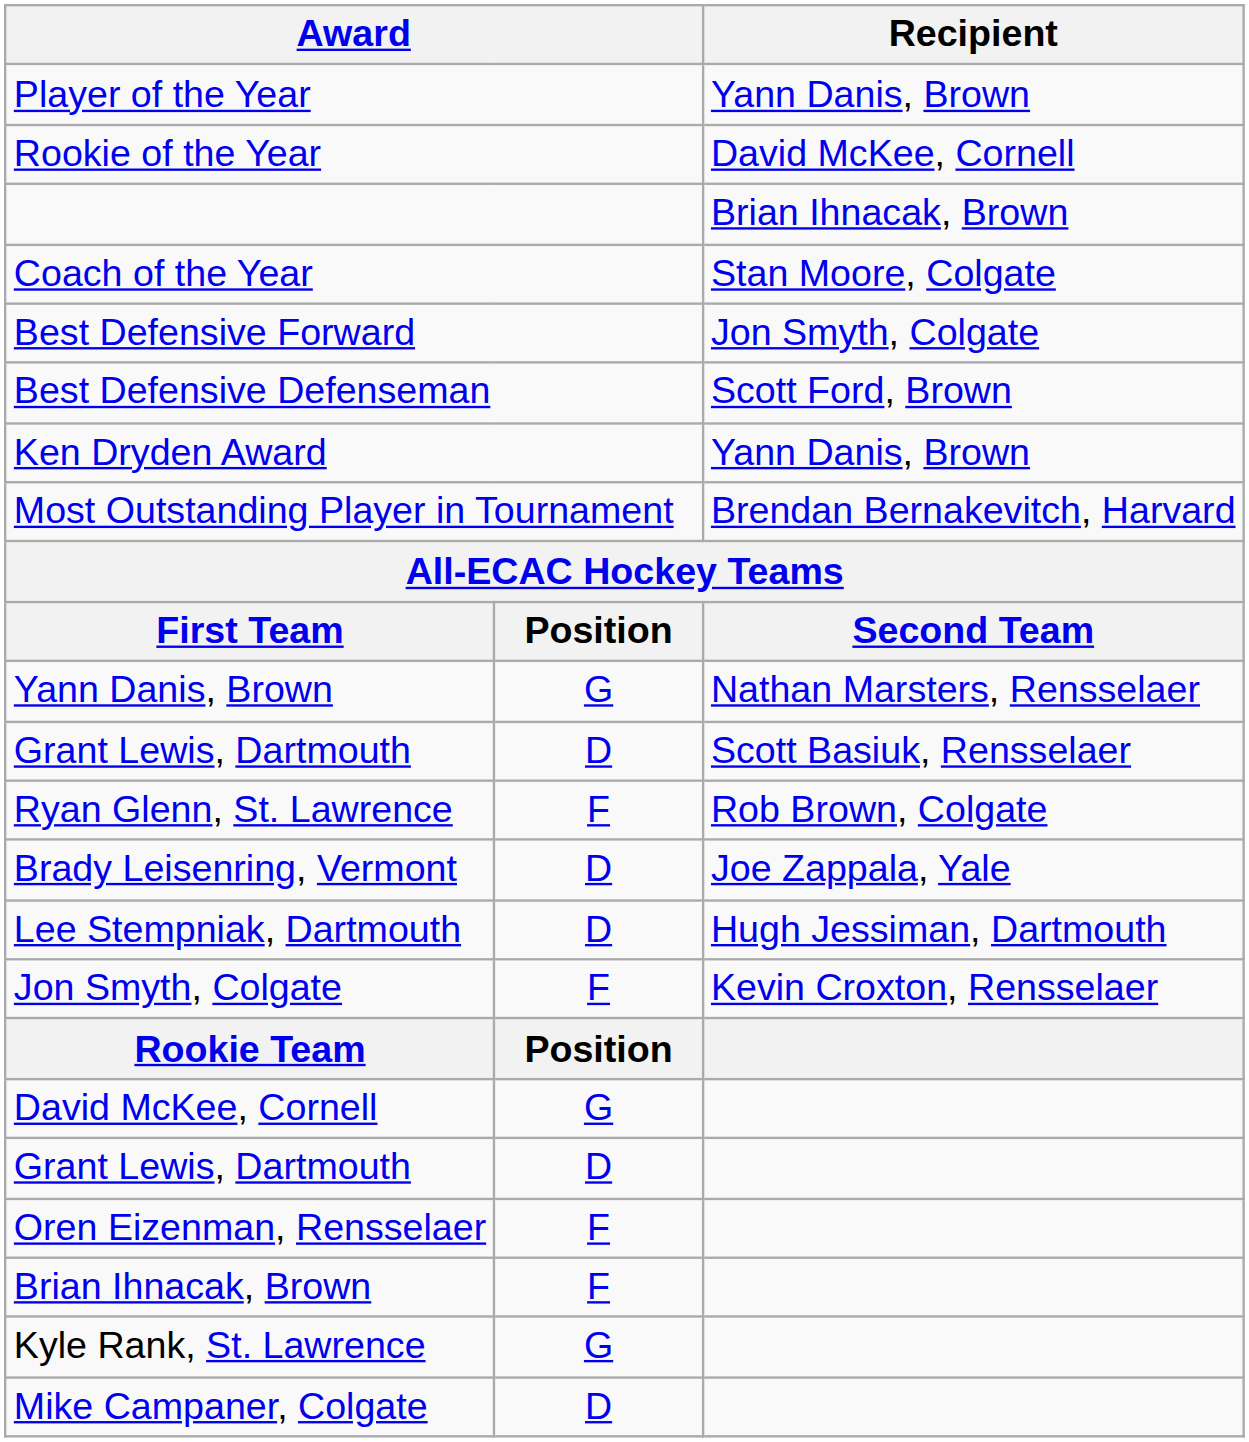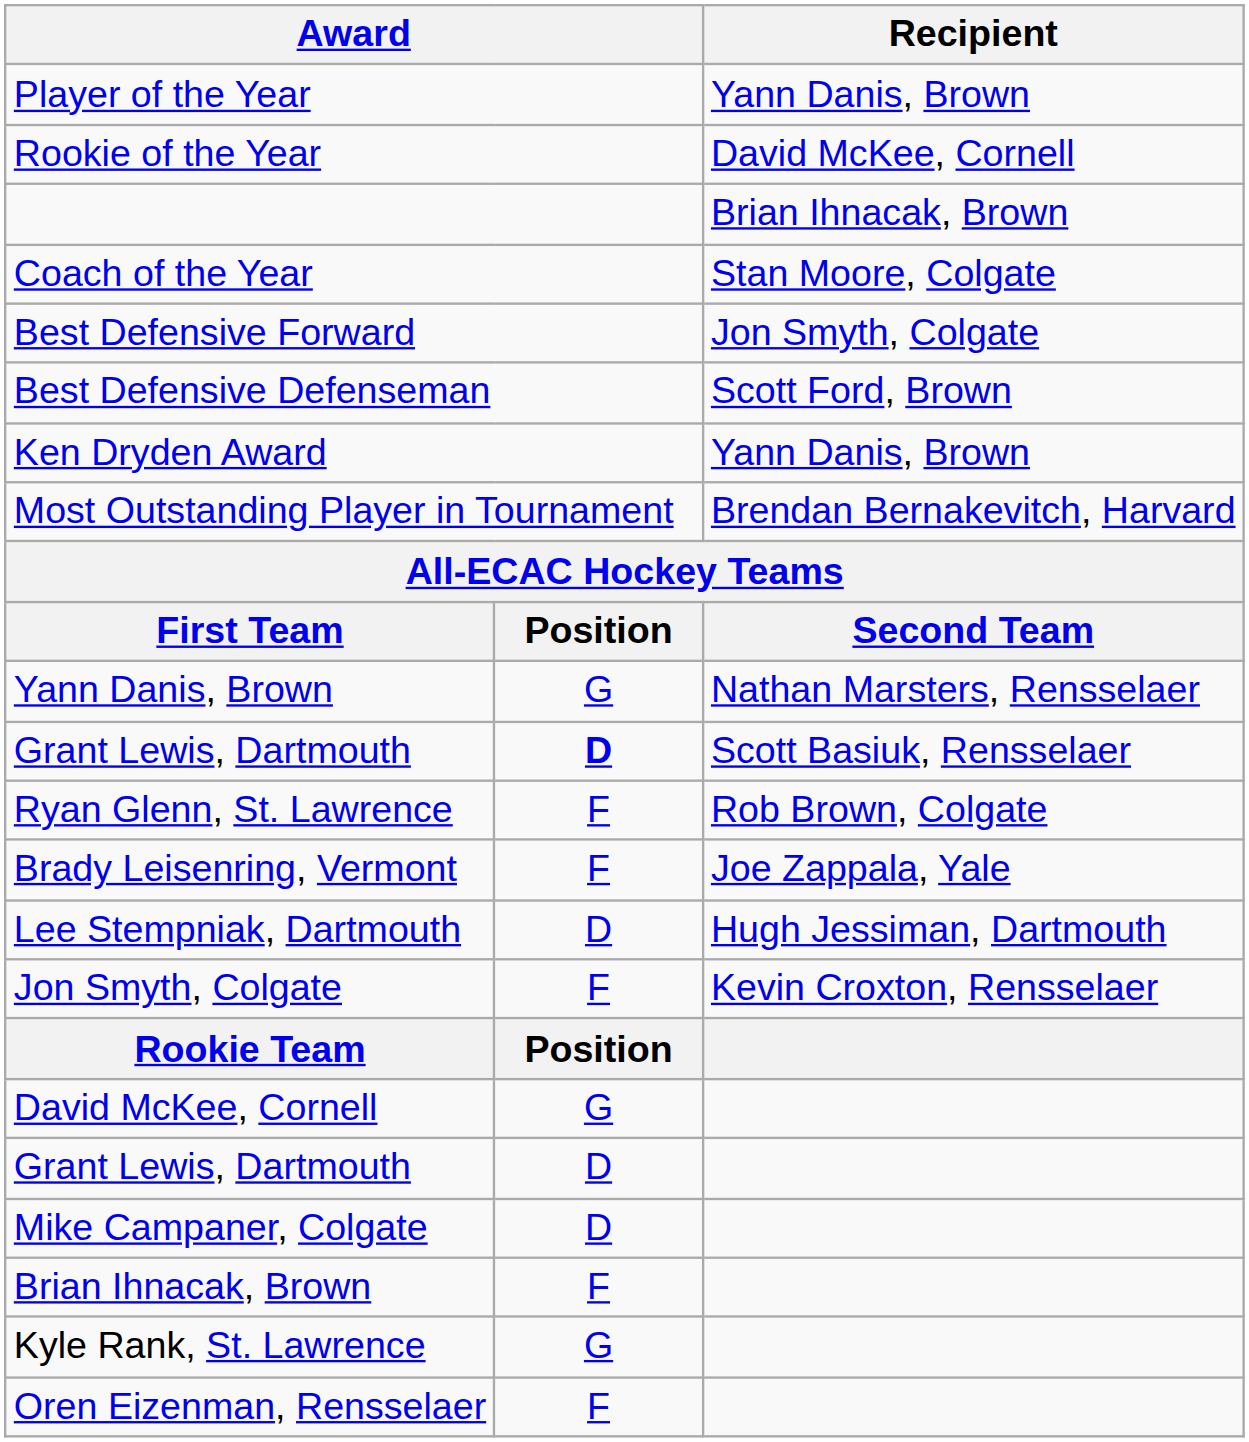(599, 749) normal -> (599, 749) bold
(599, 869) D -> (599, 869) F
rows swapped: (221, 1405) <-> (250, 1226)
